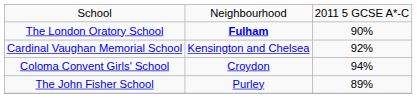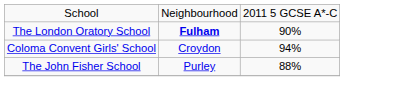- row: (95, 48)
(362, 84) 89% -> (290, 66) 88%
